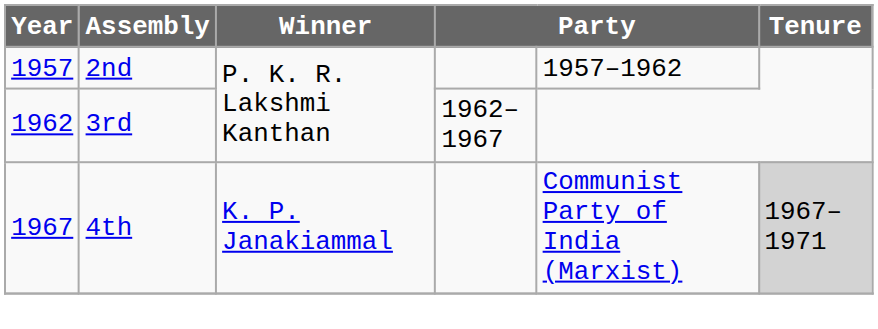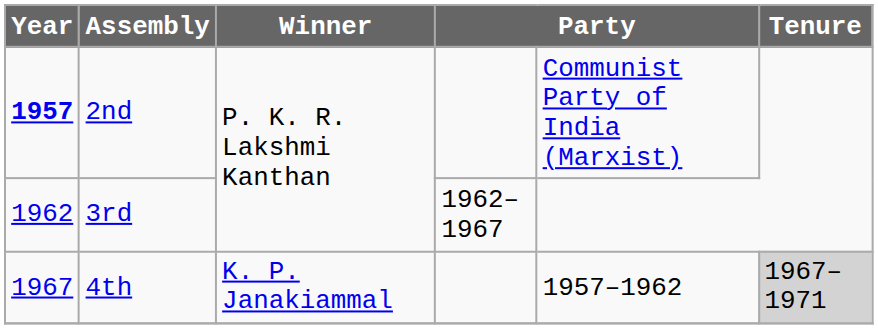(42, 68) normal -> (42, 113) bold
(613, 68) 1957–1962 -> (613, 113) Communist Party of India (Marxist)
(613, 227) Communist Party of India (Marxist) -> (613, 287) 1957–1962
